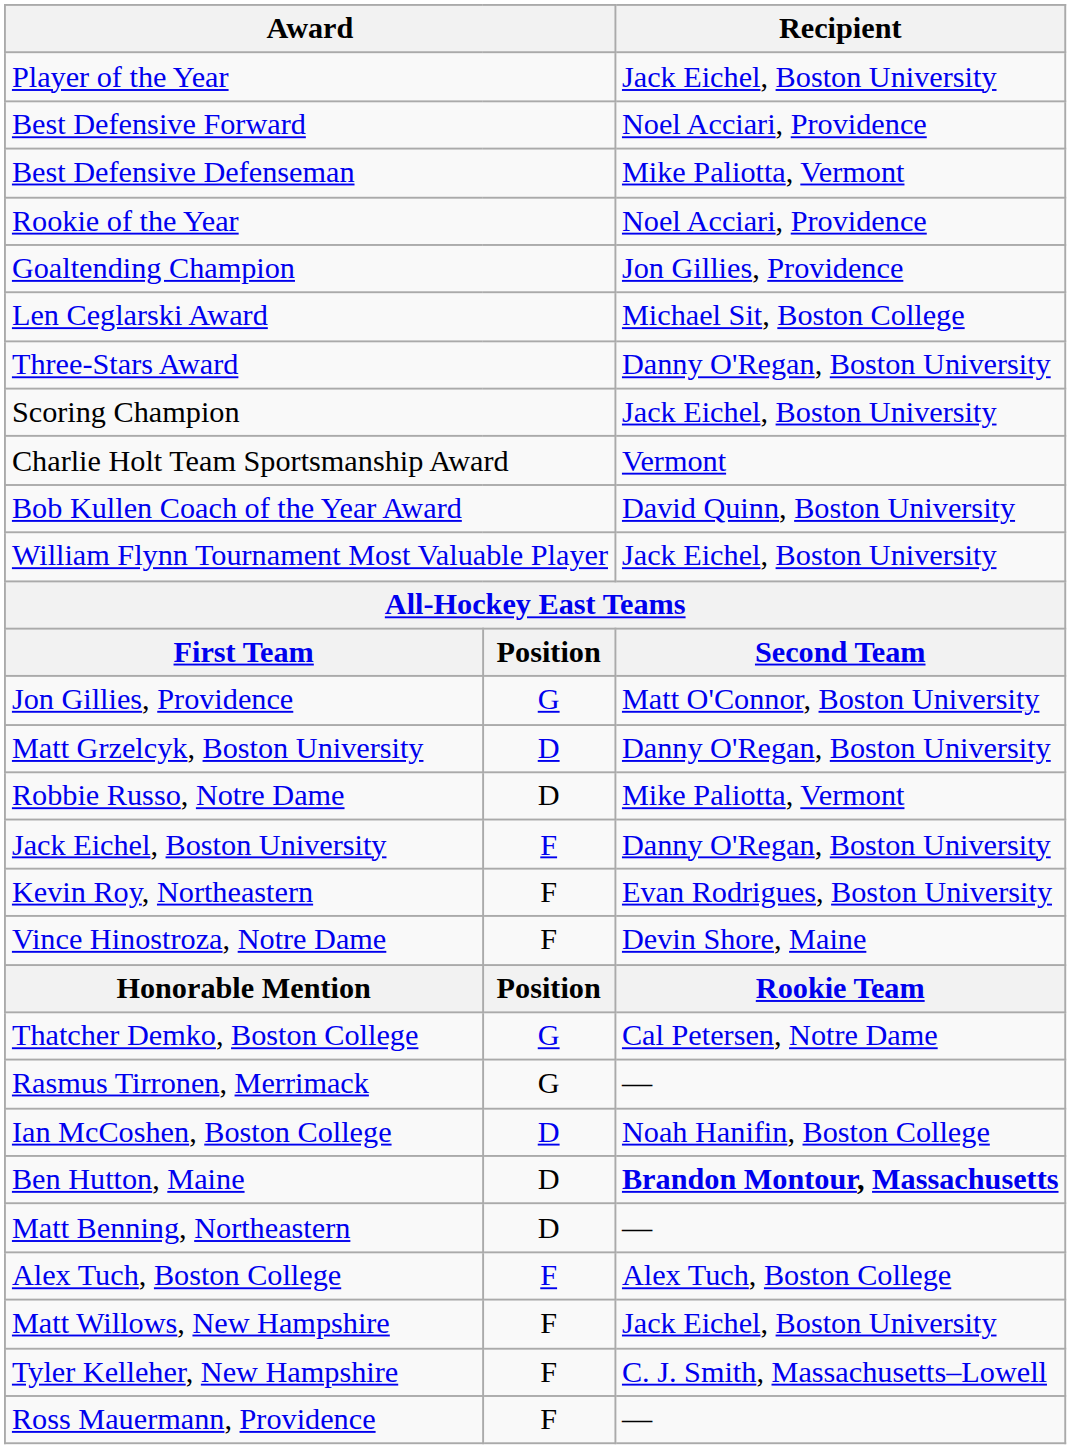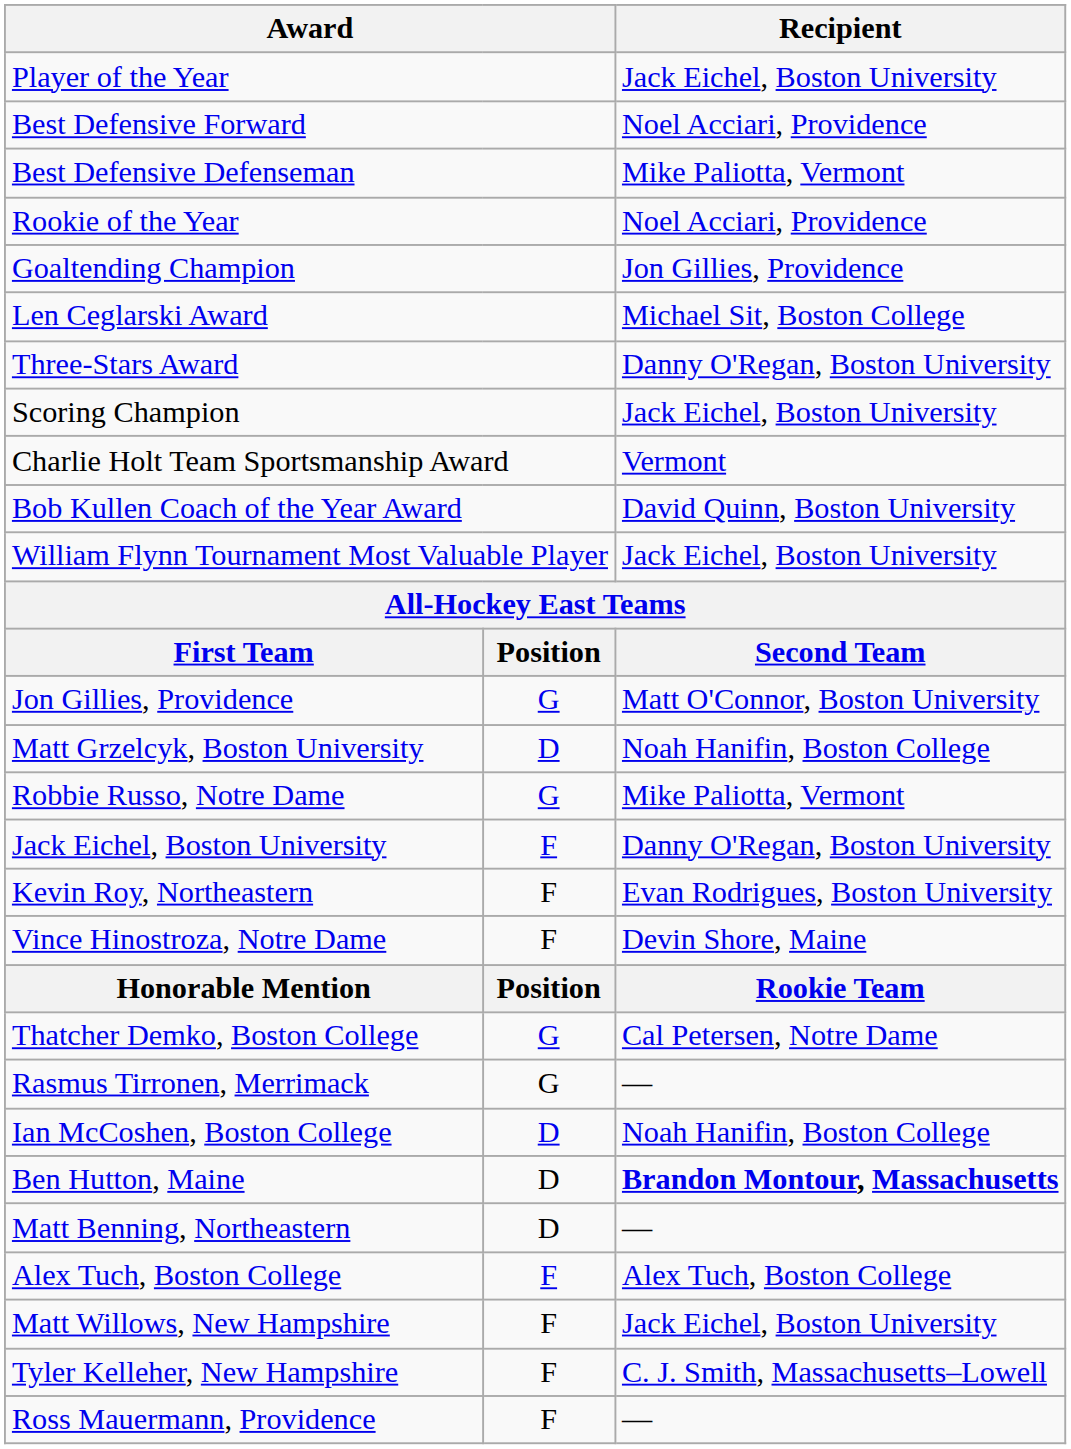(836, 747) Danny O'Regan, Boston University -> (806, 747) Noah Hanifin, Boston College
(549, 795) D -> (549, 795) G
